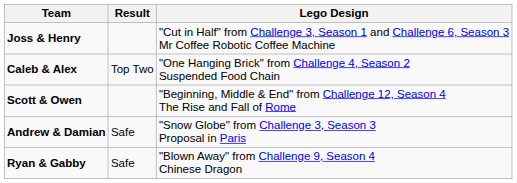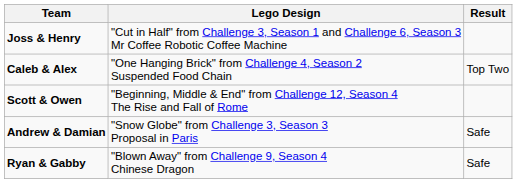columns swapped: (334, 13) <-> (132, 13)
